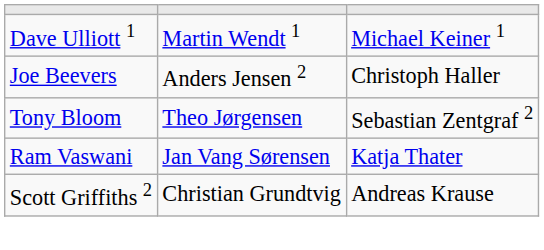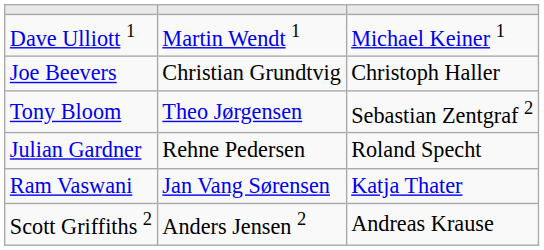(234, 76) Anders Jensen 2 -> (252, 73) Christian Grundtvig
+ row: (76, 150)
(252, 194) Christian Grundtvig -> (234, 223) Anders Jensen 2
